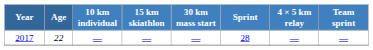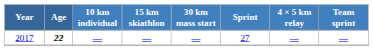(59, 38) normal -> (59, 38) bold
(245, 38) 28 -> (245, 38) 27
